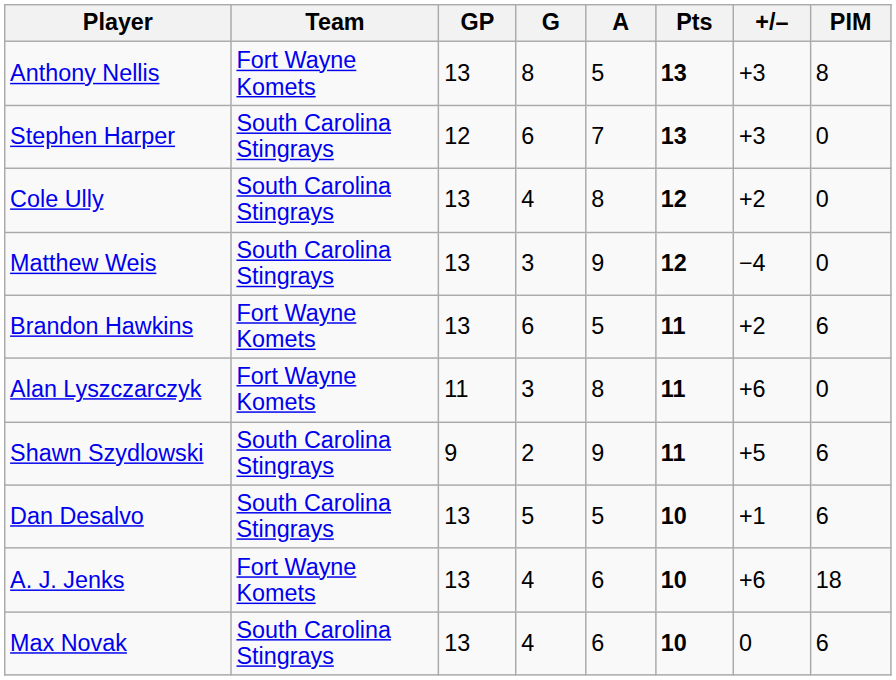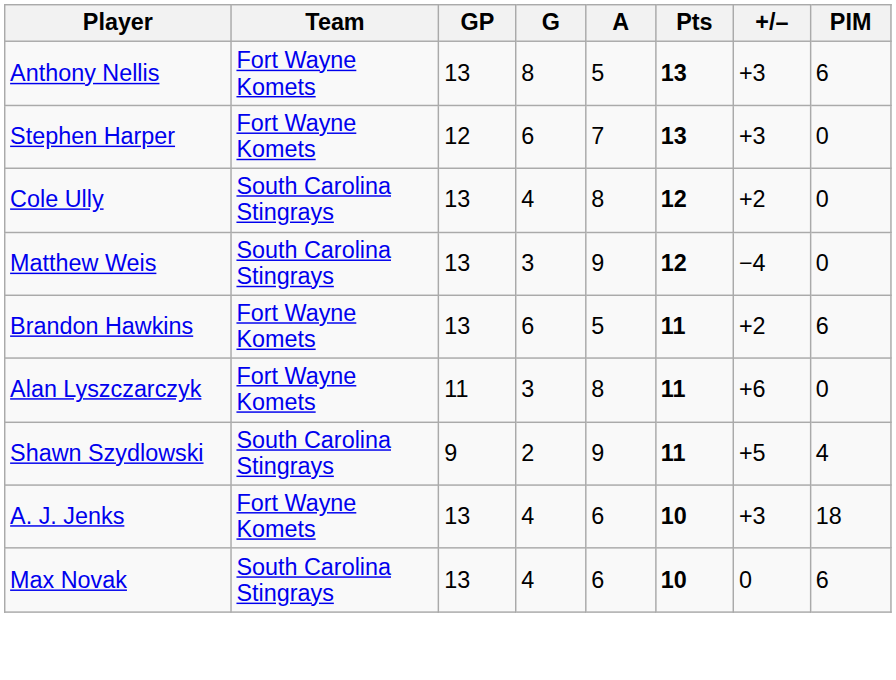(822, 73) 8 -> (822, 73) 6
(314, 136) South Carolina Stingrays -> (296, 136) Fort Wayne Komets
(822, 453) 6 -> (822, 453) 4
- row: (77, 516)
(752, 579) +6 -> (752, 516) +3
